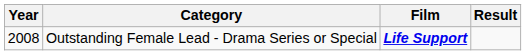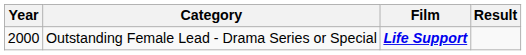(24, 38) 2008 -> (24, 38) 2000
